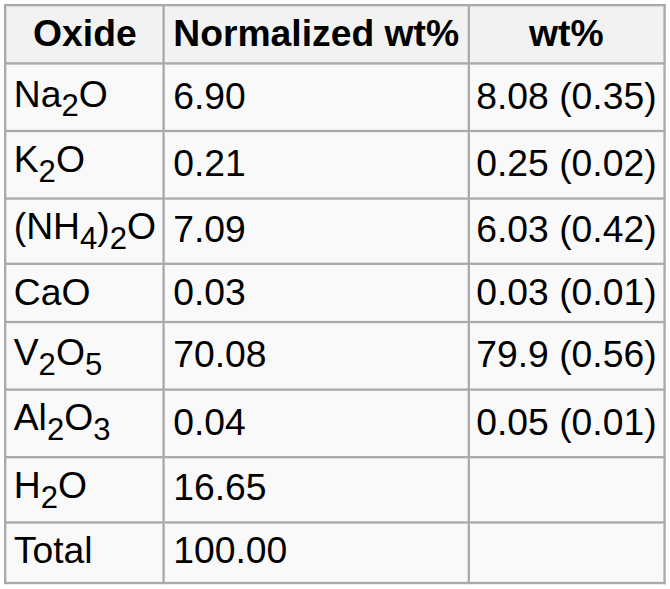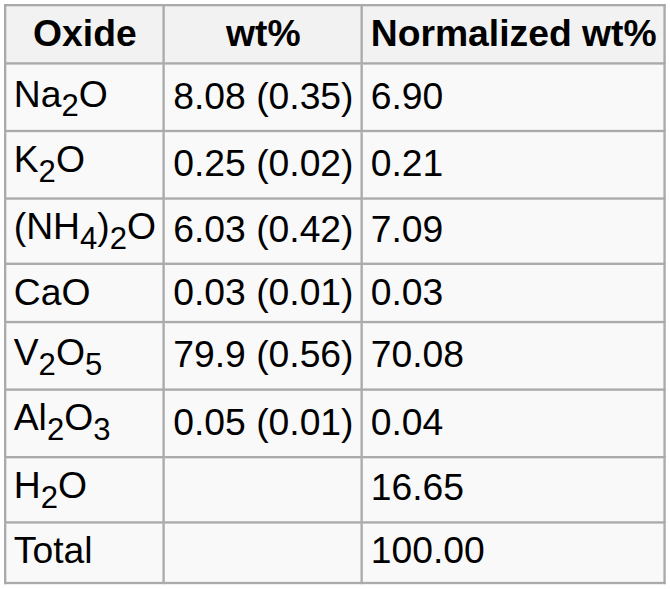columns swapped: (566, 34) <-> (316, 34)
